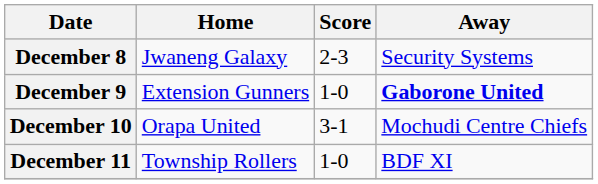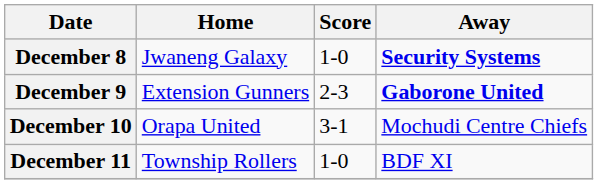(334, 56) 2-3 -> (334, 56) 1-0
(457, 56) normal -> (461, 56) bold
(334, 91) 1-0 -> (334, 91) 2-3
